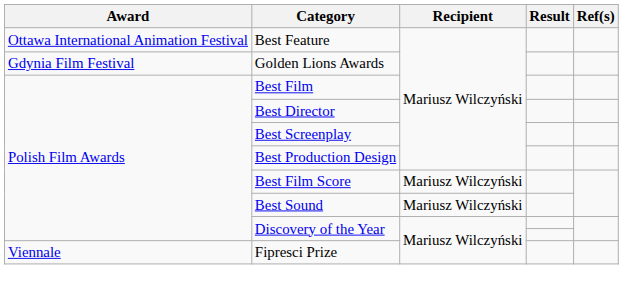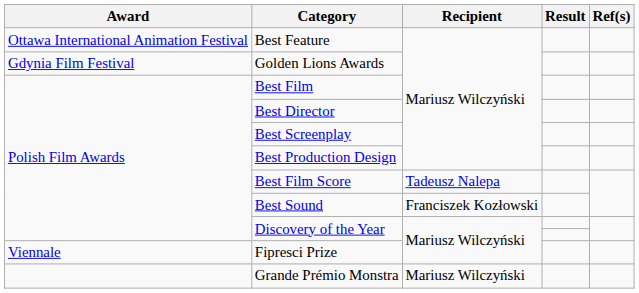(463, 181) Mariusz Wilczyński -> (453, 181) Tadeusz Nalepa
(463, 205) Mariusz Wilczyński -> (472, 205) Franciszek Kozłowski
+ row: (128, 276)
